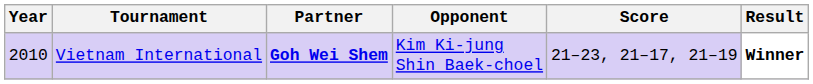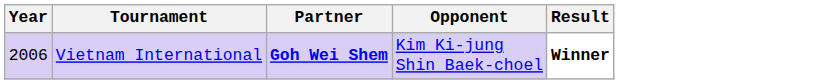- column: (644, 18)
(28, 55) 2010 -> (28, 55) 2006
